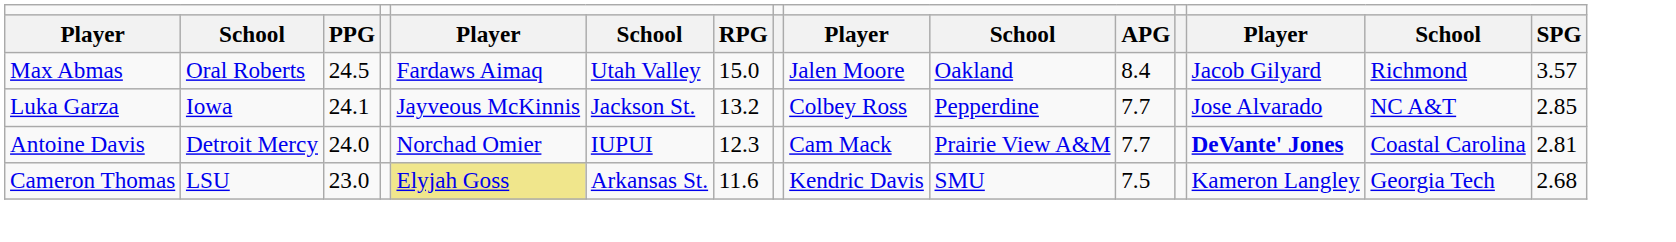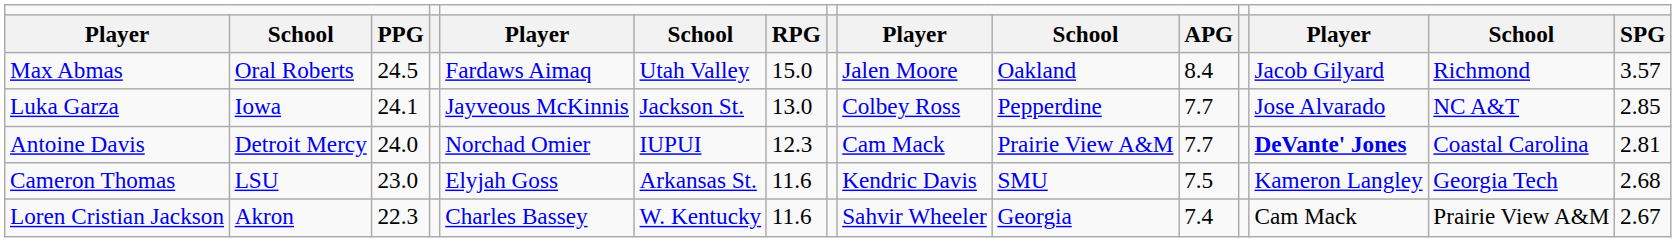(739, 107) 13.2 -> (792, 107) 13.0
(453, 180) khaki background -> (502, 180) no background
+ row: (117, 217)
